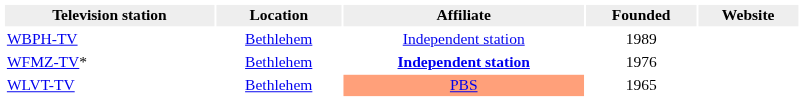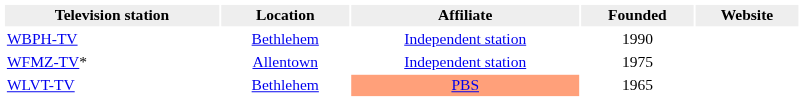(641, 38) 1989 -> (637, 38) 1990
(279, 62) Bethlehem -> (285, 62) Allentown
(464, 62) bold -> (465, 62) normal
(641, 62) 1976 -> (637, 62) 1975
